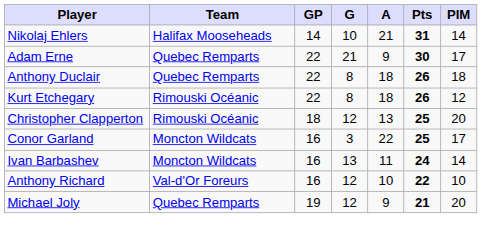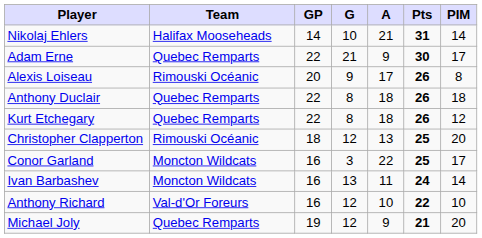+ row: (50, 77)
(206, 98) Rimouski Océanic -> (206, 118) Quebec Remparts
